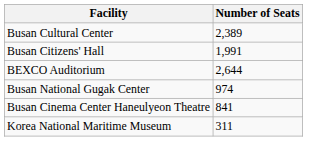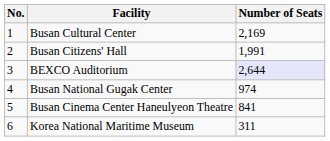+ column: (16, 13)
(229, 32) 2,389 -> (252, 32) 2,169
(229, 70) no background -> (252, 70) lavender background
